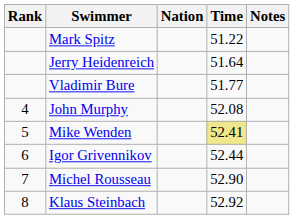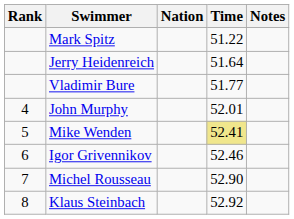(227, 109) 52.08 -> (227, 109) 52.01
(227, 156) 52.44 -> (227, 156) 52.46
